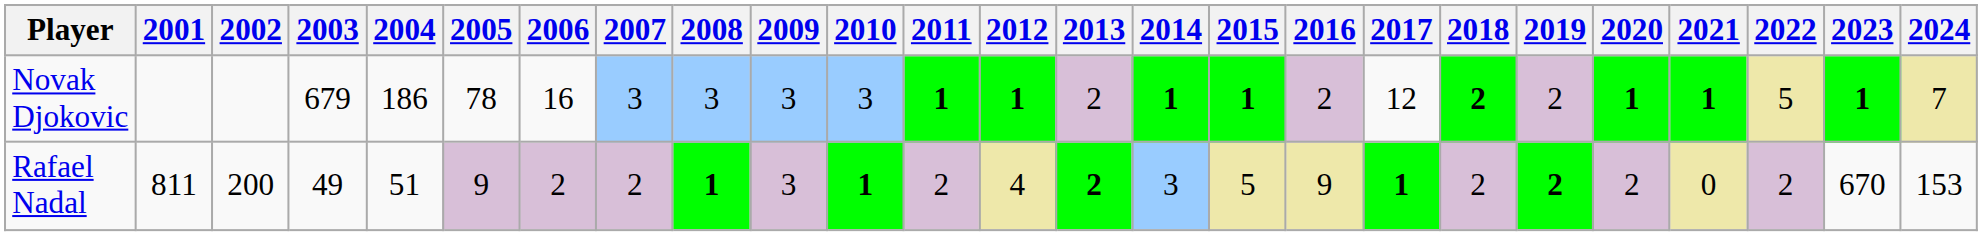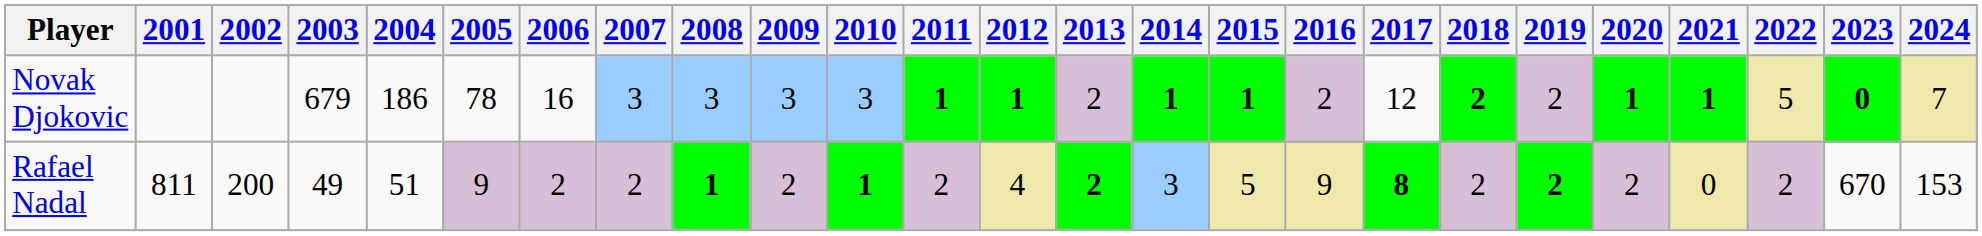(1862, 98) 1 -> (1862, 98) 0
(788, 184) 3 -> (788, 184) 2
(1401, 184) 1 -> (1401, 184) 8
